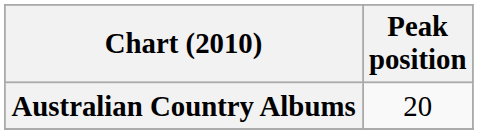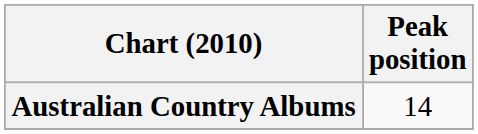(418, 105) 20 -> (418, 105) 14
